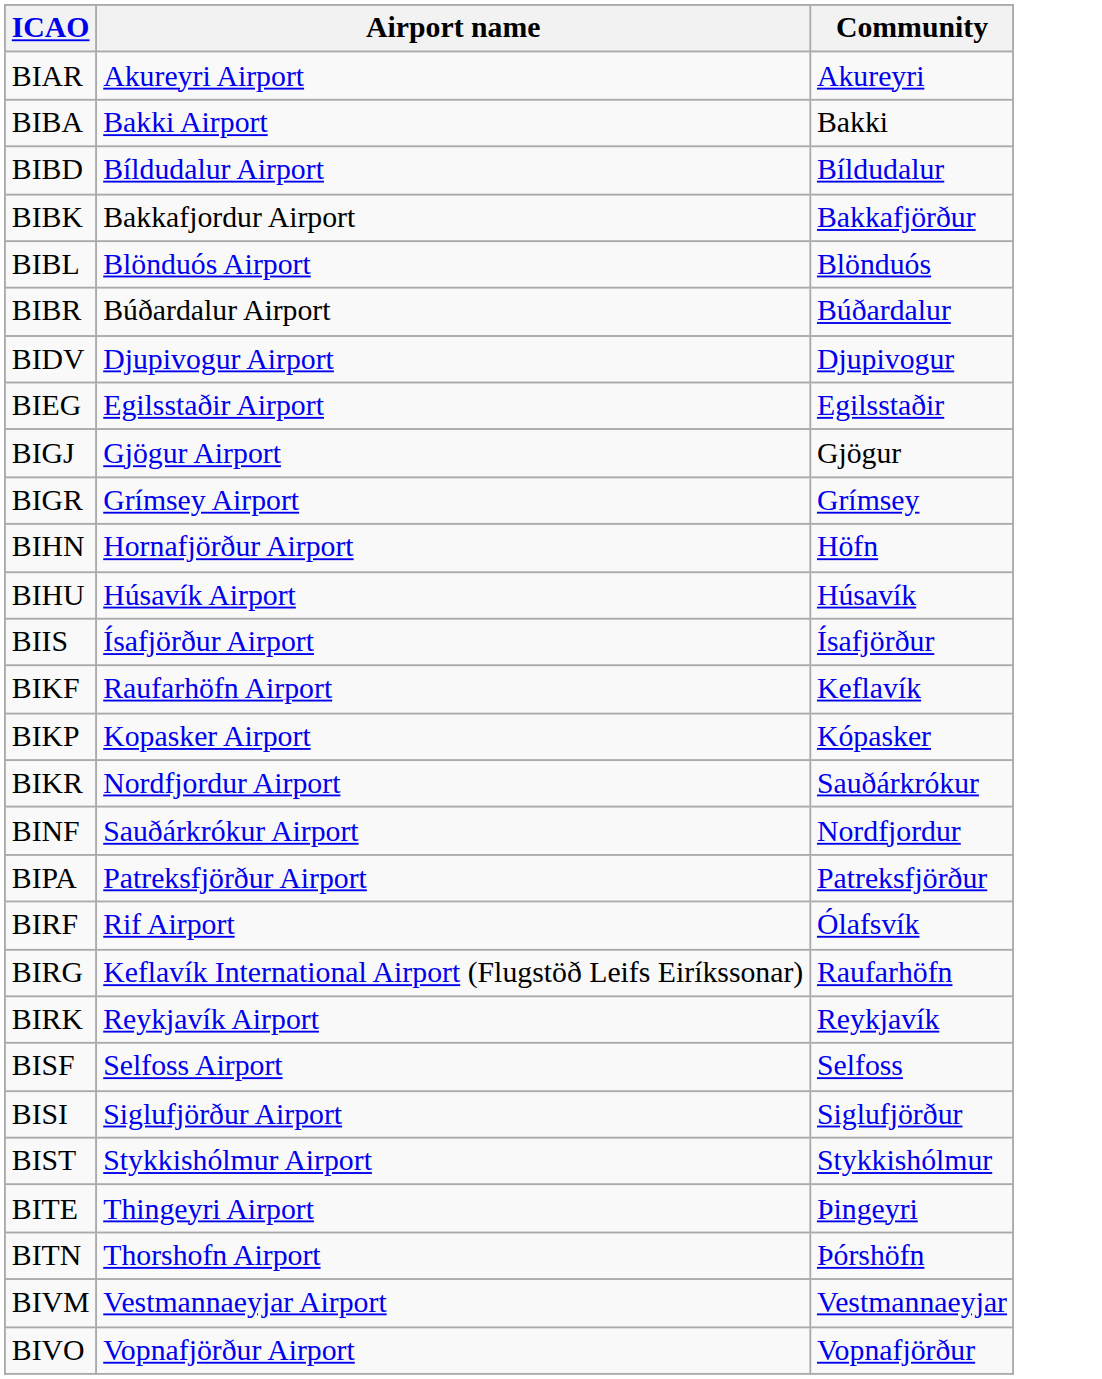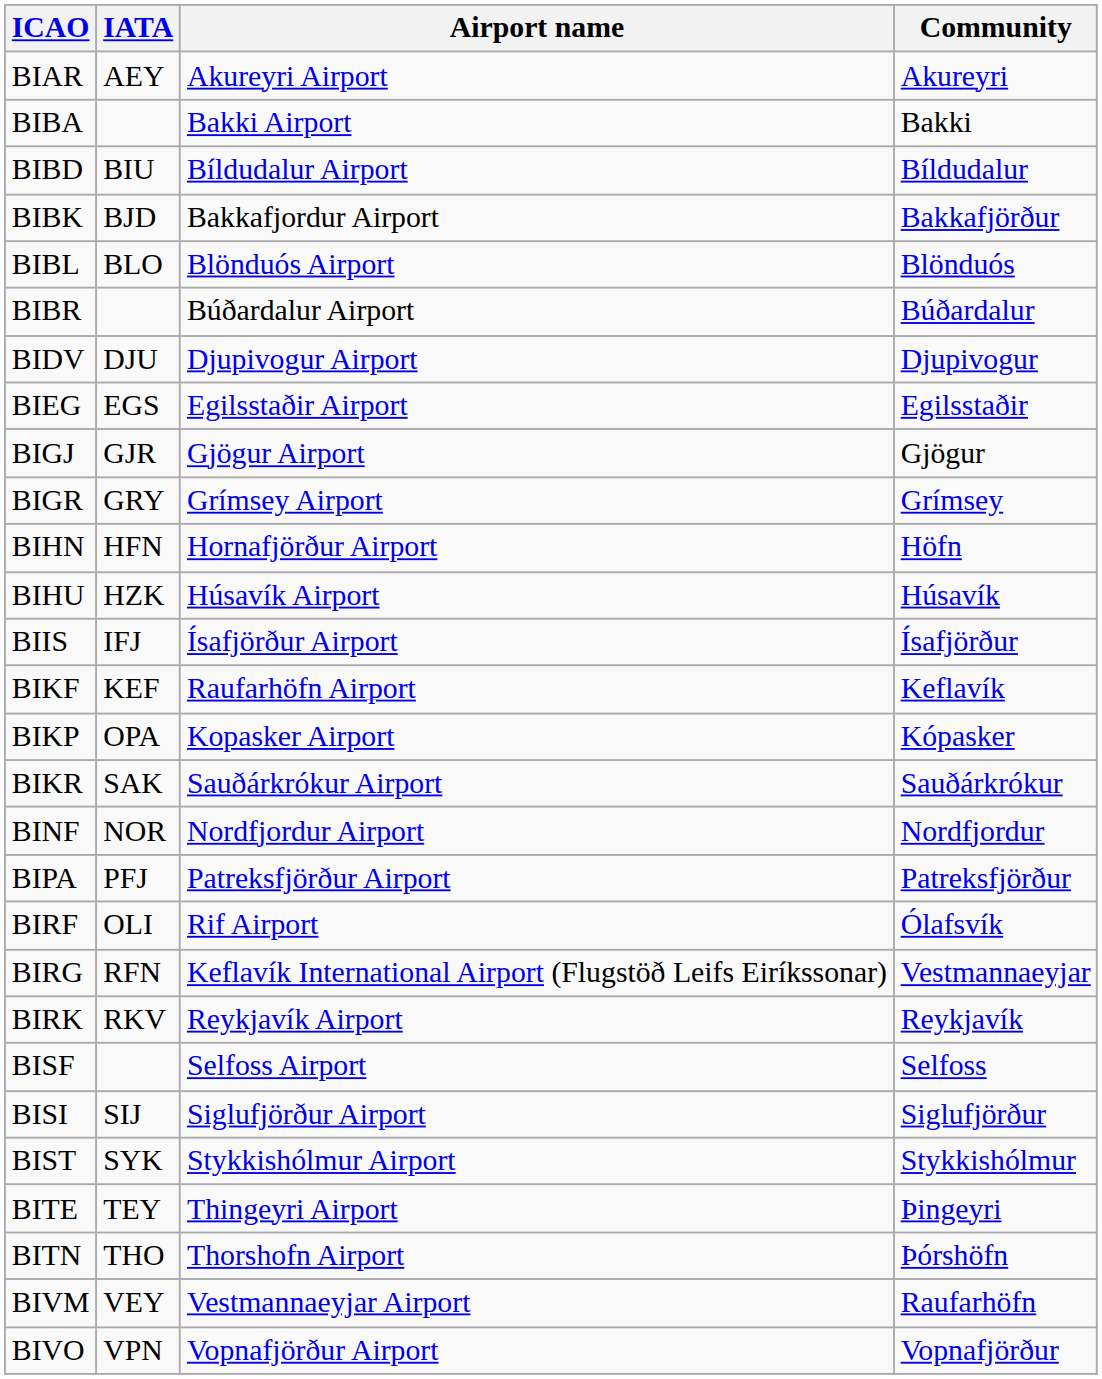+ column: (138, 28)
(222, 783) Nordfjordur Airport -> (315, 783) Sauðárkrókur Airport
(231, 830) Sauðárkrókur Airport -> (306, 830) Nordfjordur Airport
(885, 972) Raufarhöfn -> (996, 972) Vestmannaeyjar
(912, 1302) Vestmannaeyjar -> (968, 1302) Raufarhöfn
